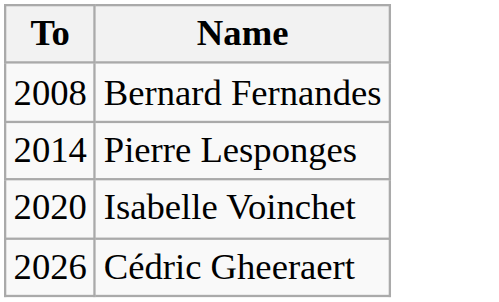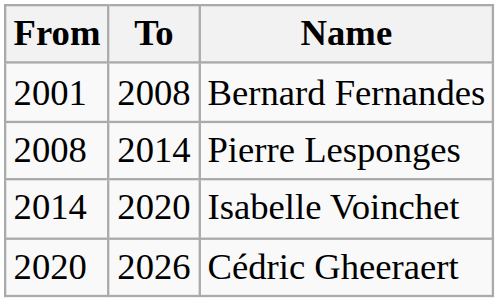+ column: (57, 33)
